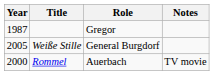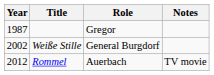(17, 45) 2005 -> (17, 45) 2002
(17, 62) 2000 -> (17, 62) 2012
